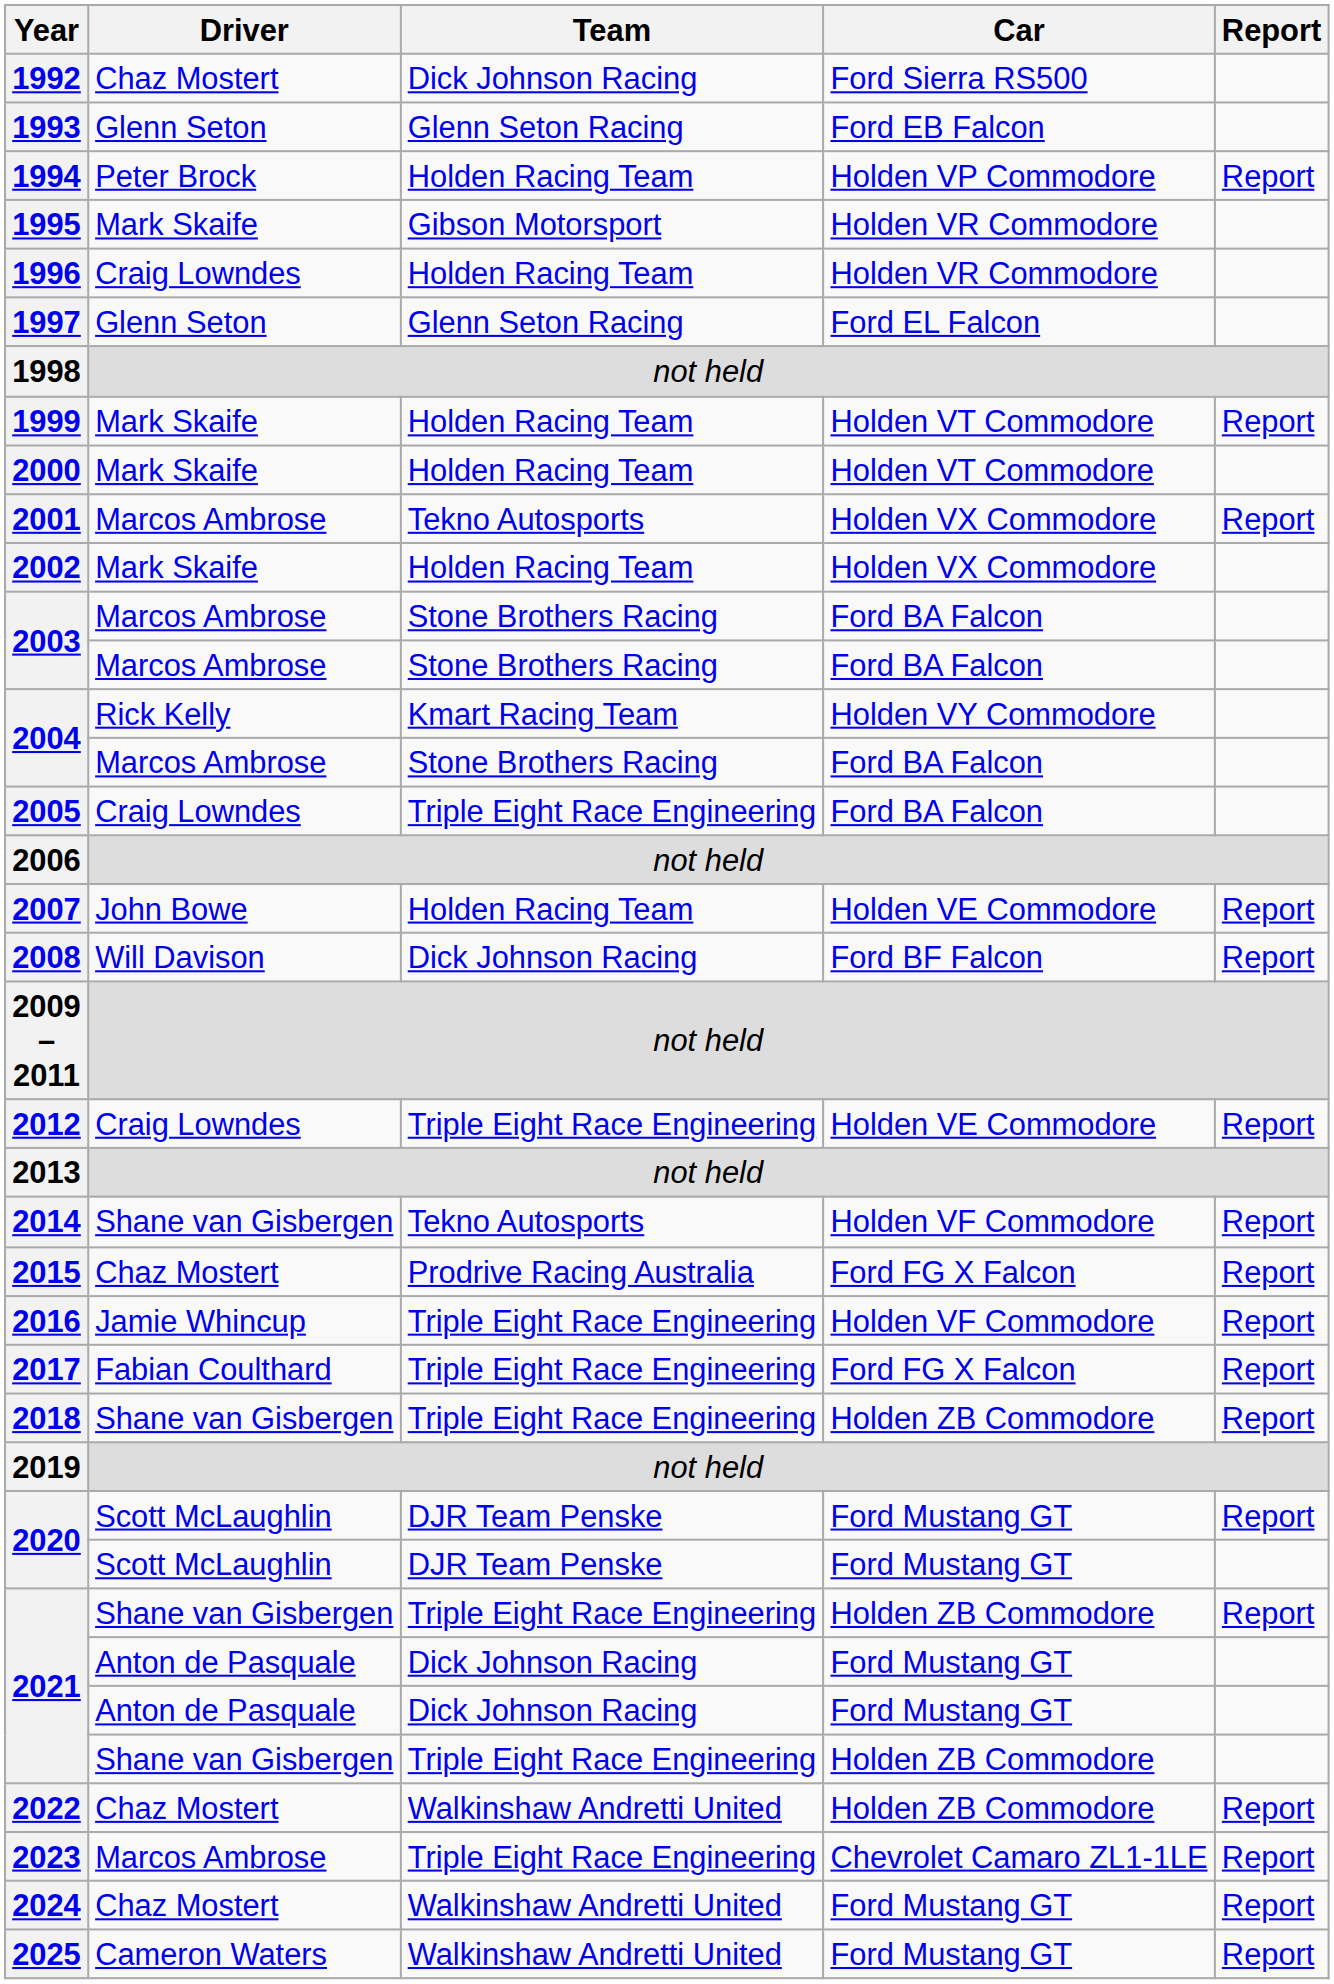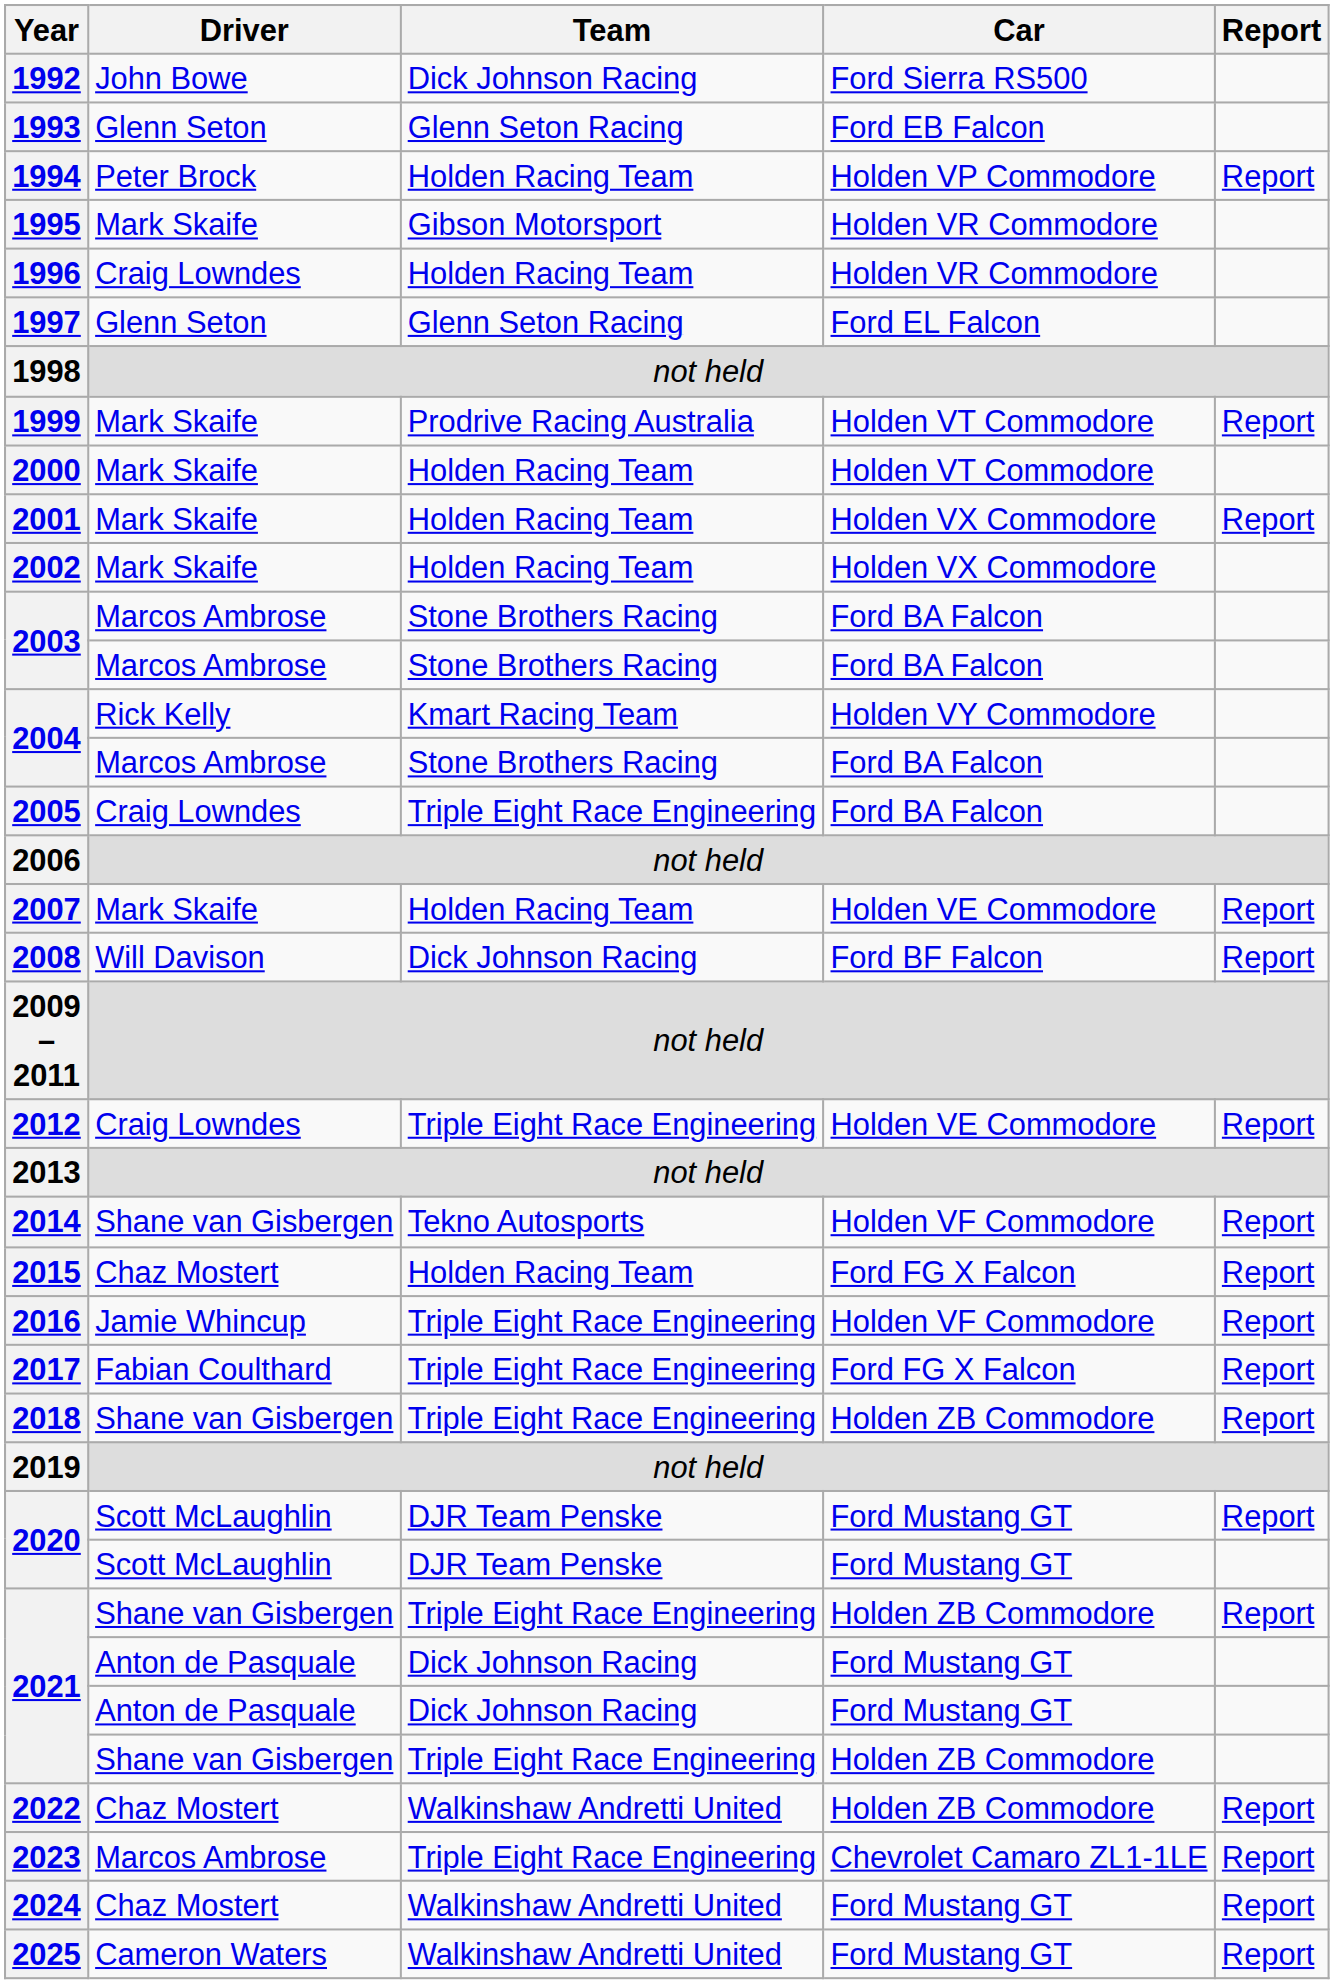(187, 78) Chaz Mostert -> (171, 78) John Bowe
(551, 420) Holden Racing Team -> (581, 420) Prodrive Racing Australia
(211, 518) Marcos Ambrose -> (177, 518) Mark Skaife
(526, 518) Tekno Autosports -> (551, 518) Holden Racing Team
(171, 909) John Bowe -> (177, 909) Mark Skaife
(581, 1271) Prodrive Racing Australia -> (551, 1271) Holden Racing Team
